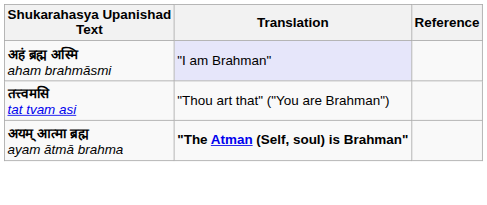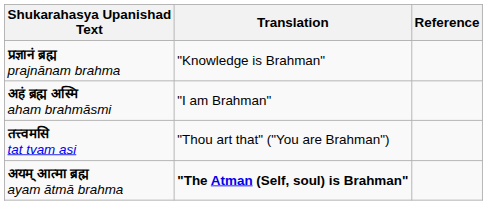+ row: (64, 62)
(224, 60) lavender background -> (224, 100) no background
